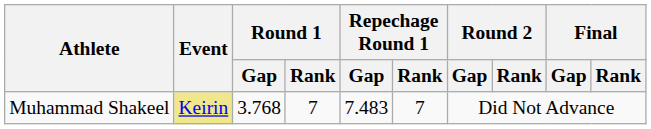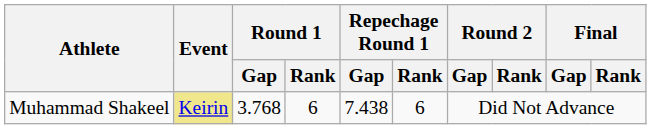(313, 107) 7 -> (313, 107) 6
(366, 107) 7.483 -> (366, 107) 7.438
(420, 107) 7 -> (420, 107) 6
